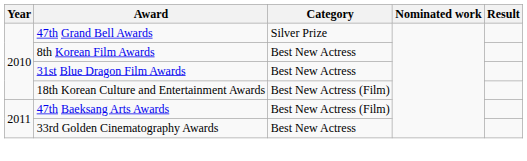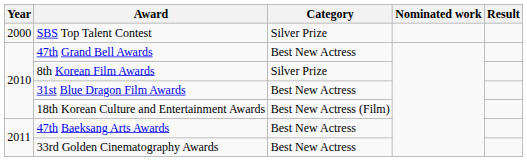+ row: (94, 33)
(299, 33) Silver Prize -> (313, 52) Best New Actress
(313, 52) Best New Actress -> (299, 71) Silver Prize
(330, 109) Best New Actress (Film) -> (313, 128) Best New Actress
